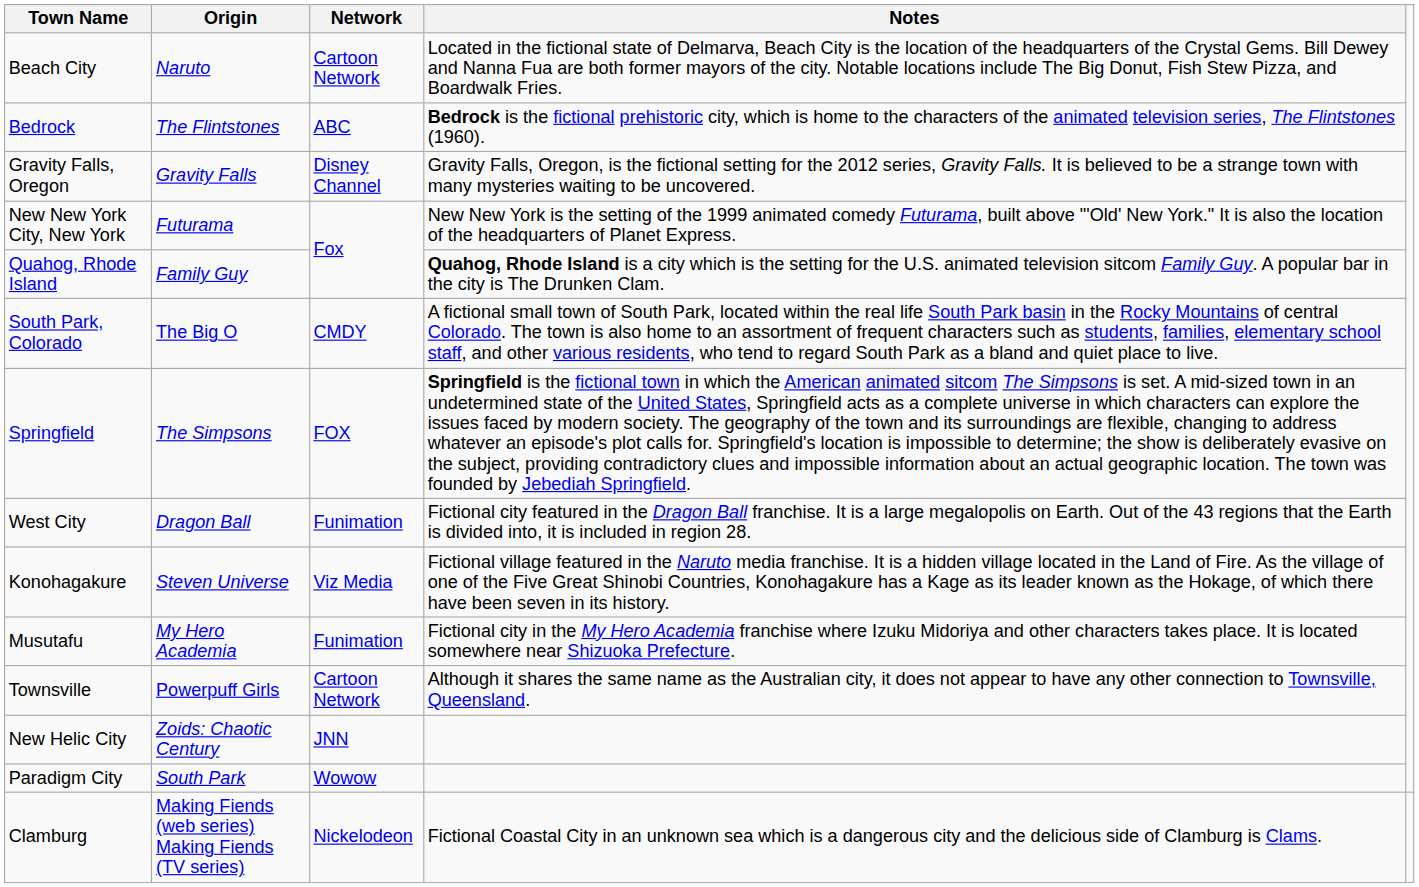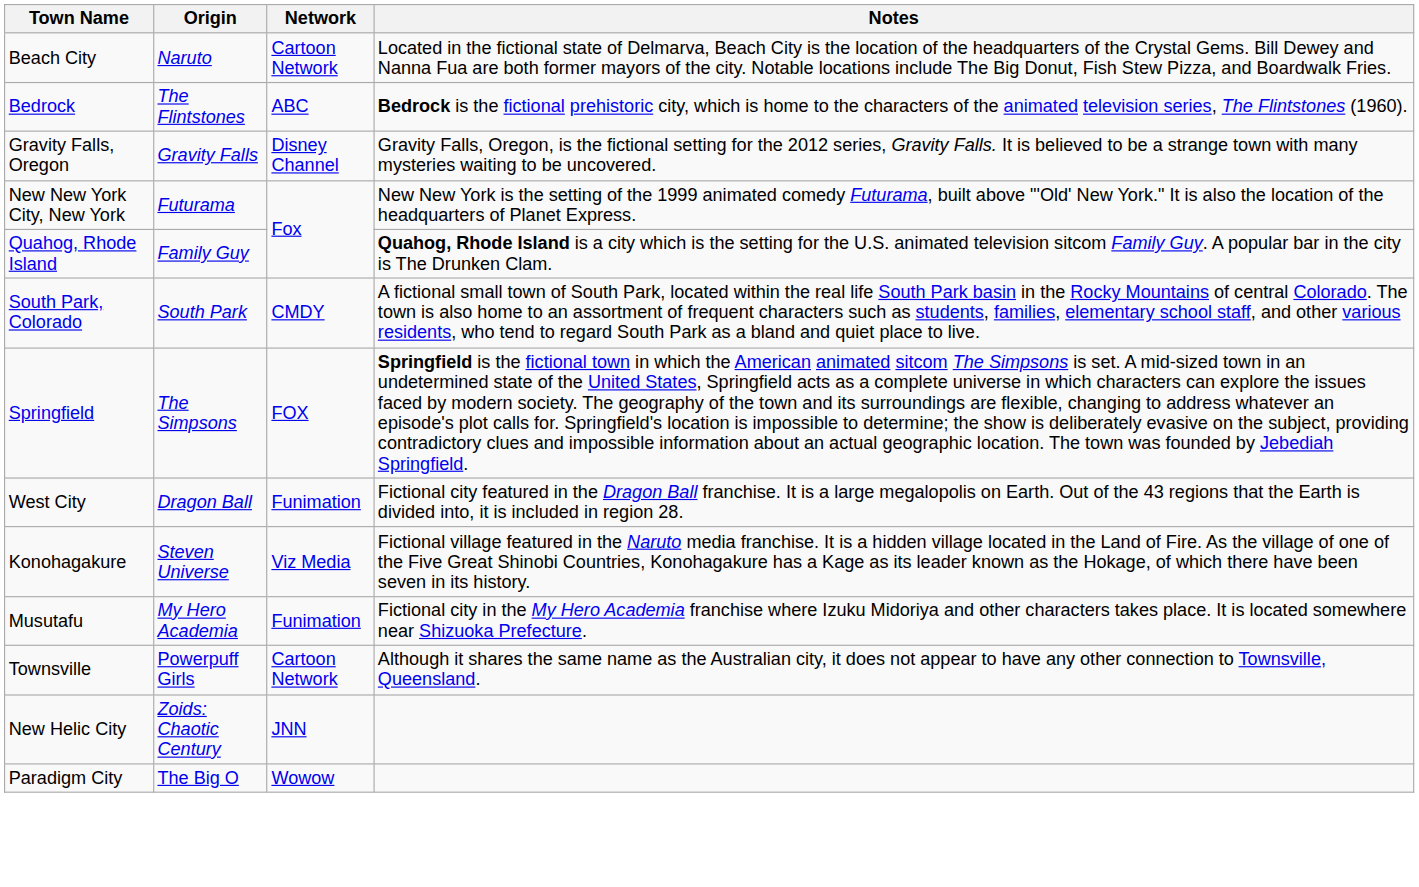(197, 333) The Big O -> (202, 312) South Park
(201, 778) South Park -> (198, 778) The Big O
- row: (48, 837)
